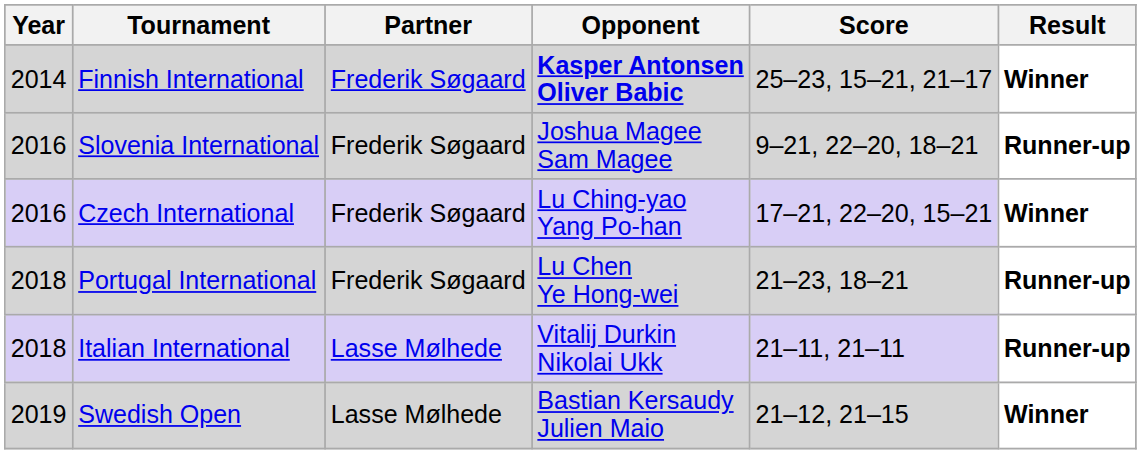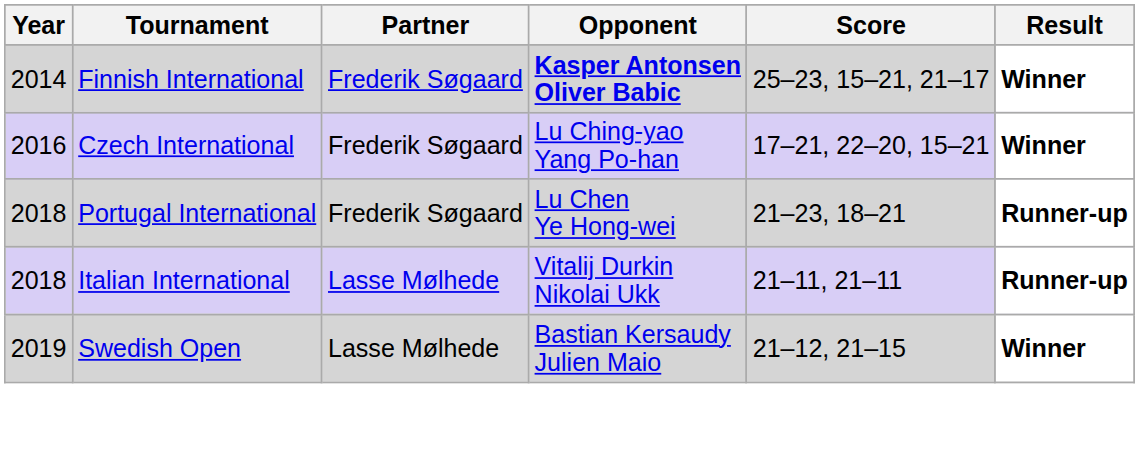- row: (199, 146)
